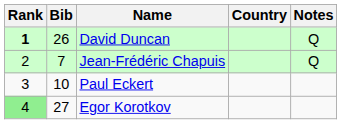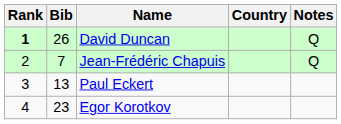(61, 84) 10 -> (61, 84) 13
(25, 107) lightgreen background -> (25, 107) no background
(61, 107) 27 -> (61, 107) 23
